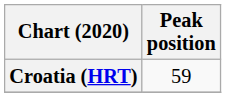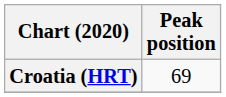(181, 75) 59 -> (181, 75) 69
